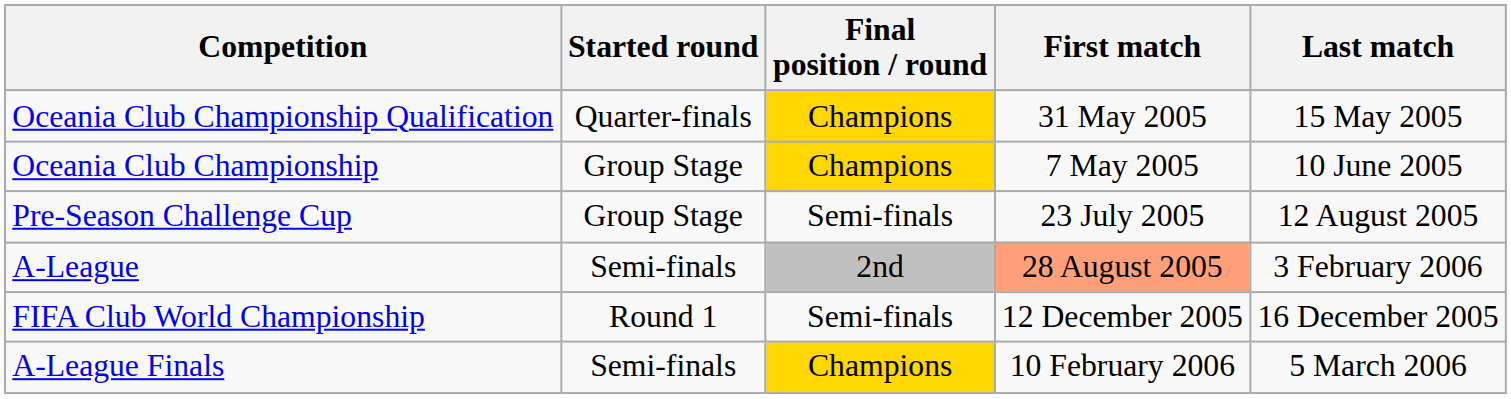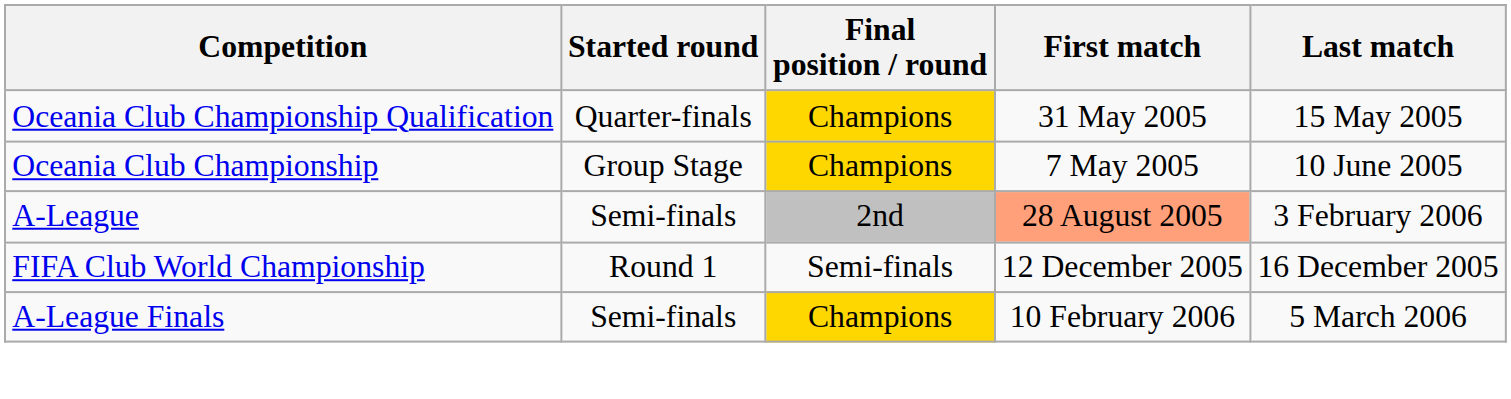- row: (182, 215)
